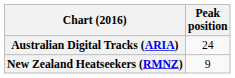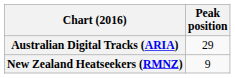(208, 45) 24 -> (208, 45) 29
